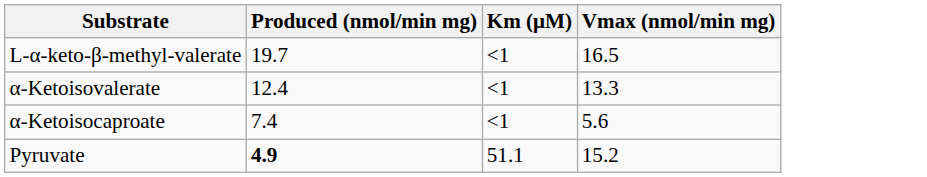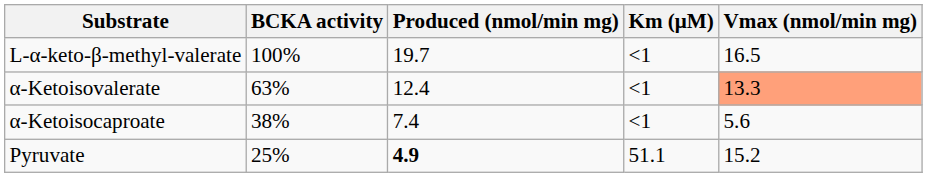+ column: (317, 21)
(600, 88) no background -> (742, 88) lightsalmon background
